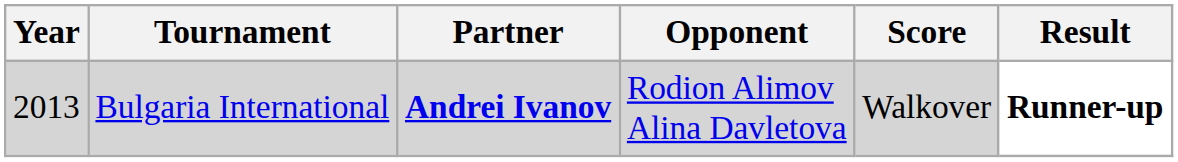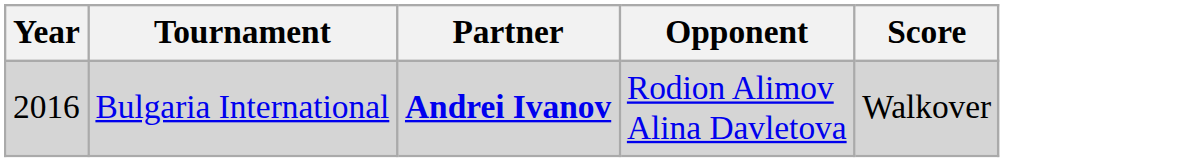- column: (1085, 32)
(46, 107) 2013 -> (46, 107) 2016
